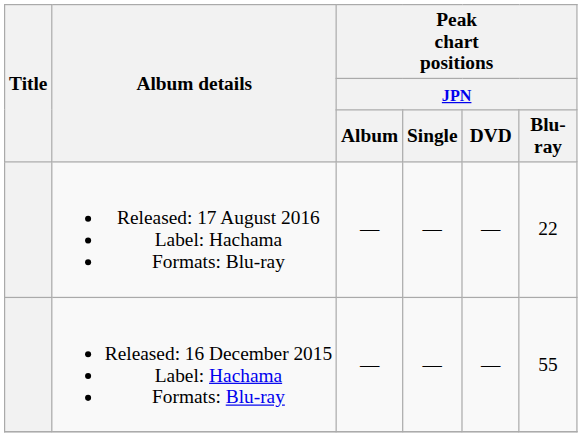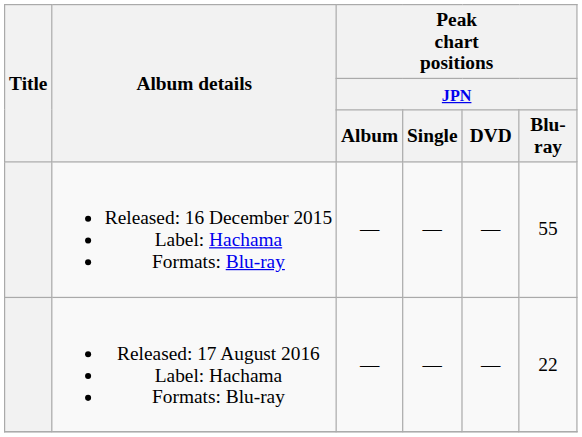rows swapped: (194, 375) <-> (194, 240)
